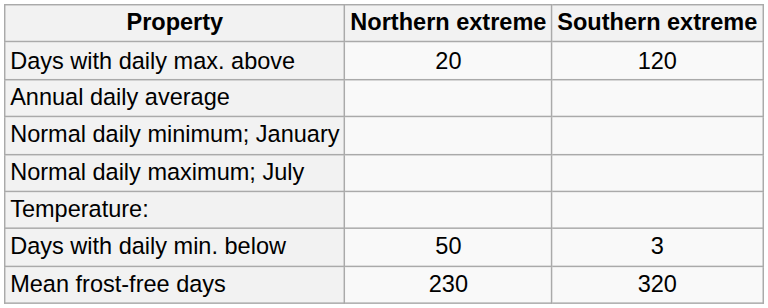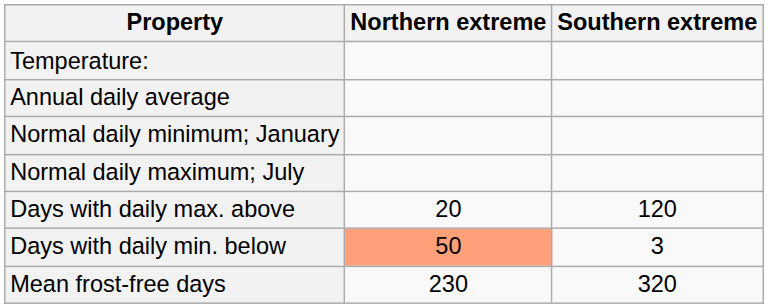rows swapped: (79, 209) <-> (153, 60)
(448, 246) no background -> (448, 246) lightsalmon background
